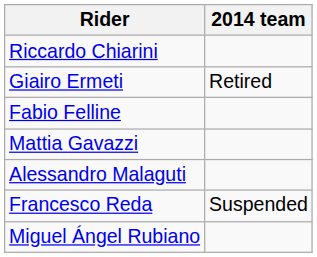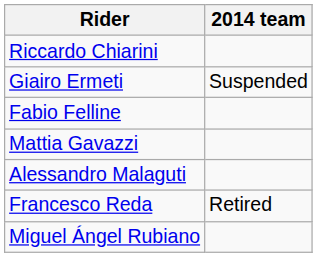(241, 81) Retired -> (258, 81) Suspended
(258, 205) Suspended -> (241, 205) Retired
